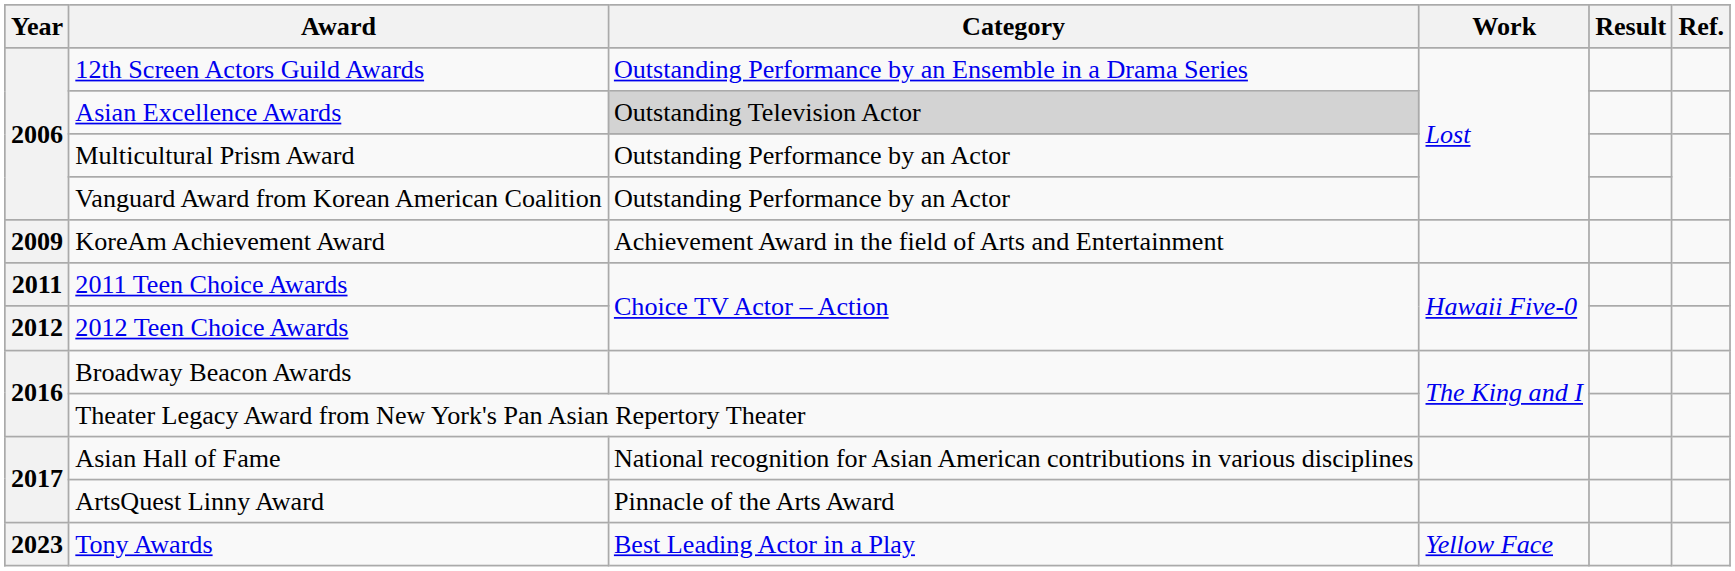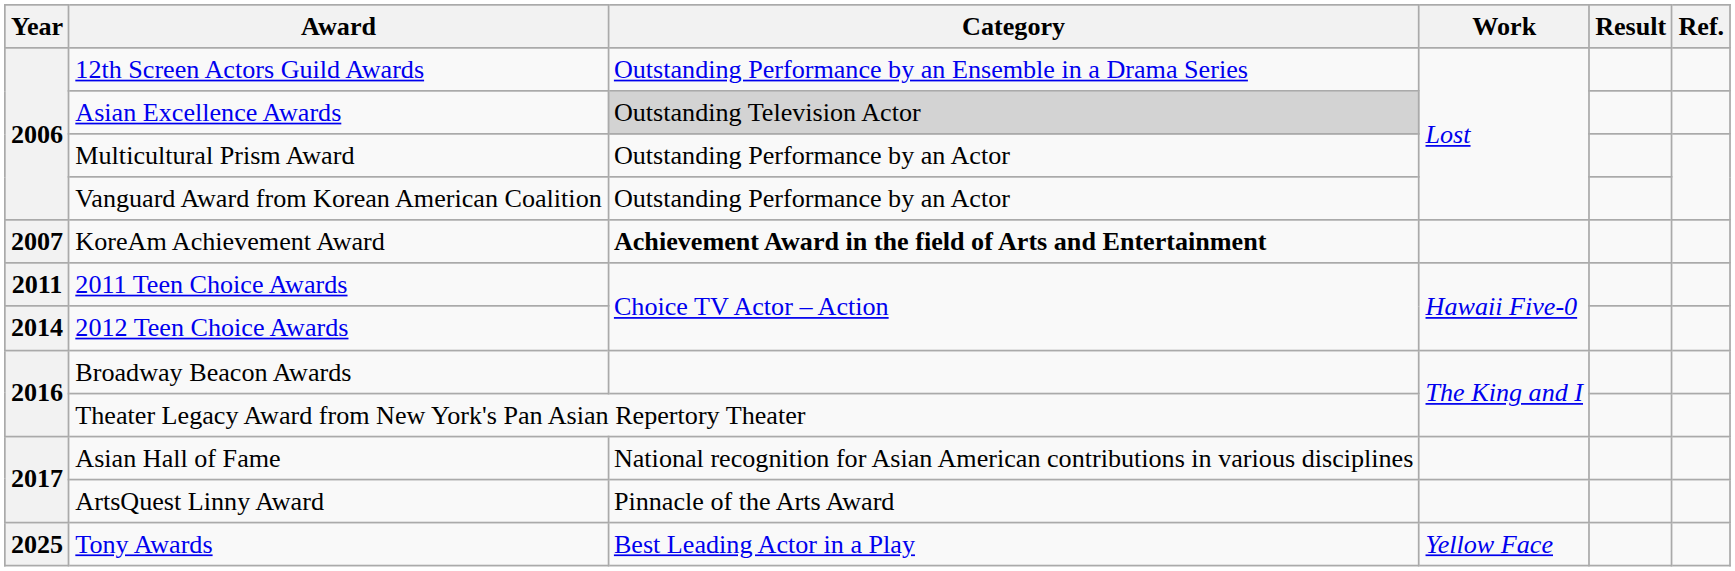(37, 241) 2009 -> (37, 241) 2007
(919, 241) normal -> (940, 241) bold
(37, 327) 2012 -> (37, 327) 2014
(37, 543) 2023 -> (37, 543) 2025
